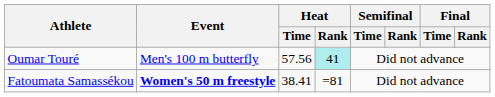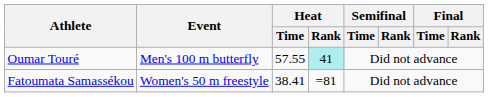(297, 58) 57.56 -> (290, 58) 57.55
(208, 81) bold -> (204, 81) normal
